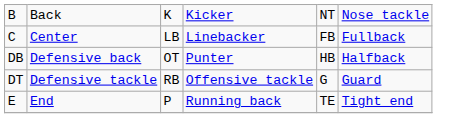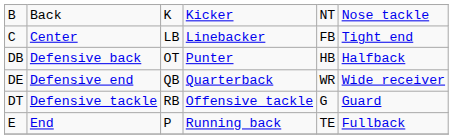(373, 37) Fullback -> (377, 37) Tight end
+ row: (16, 80)
(377, 102) Tight end -> (373, 123) Fullback
